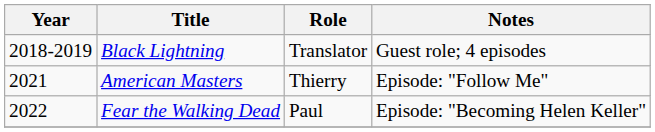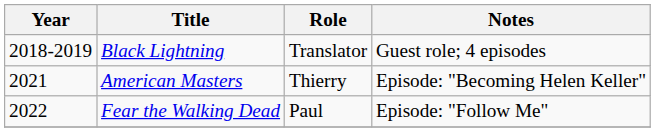(462, 80) Episode: "Follow Me" -> (511, 80) Episode: "Becoming Helen Keller"
(511, 111) Episode: "Becoming Helen Keller" -> (462, 111) Episode: "Follow Me"
